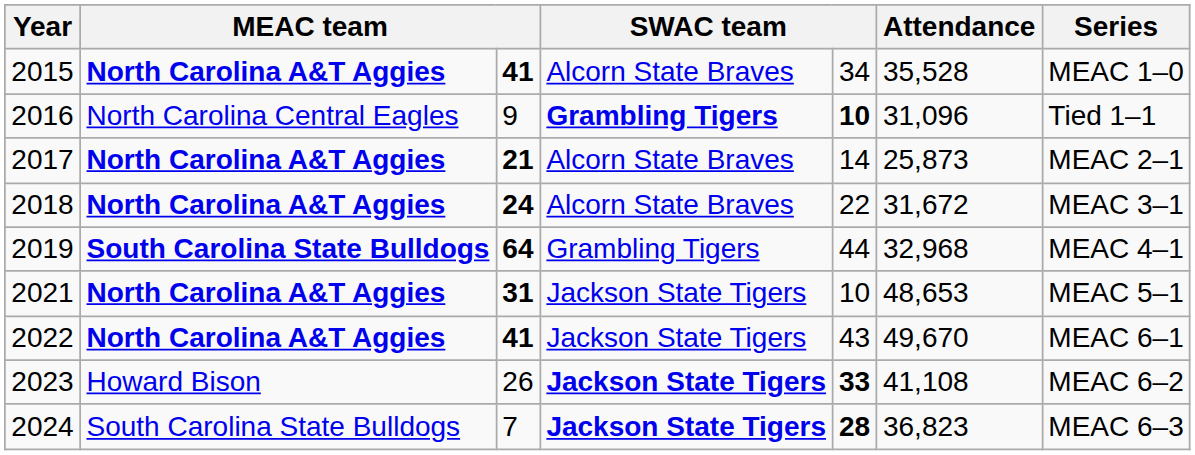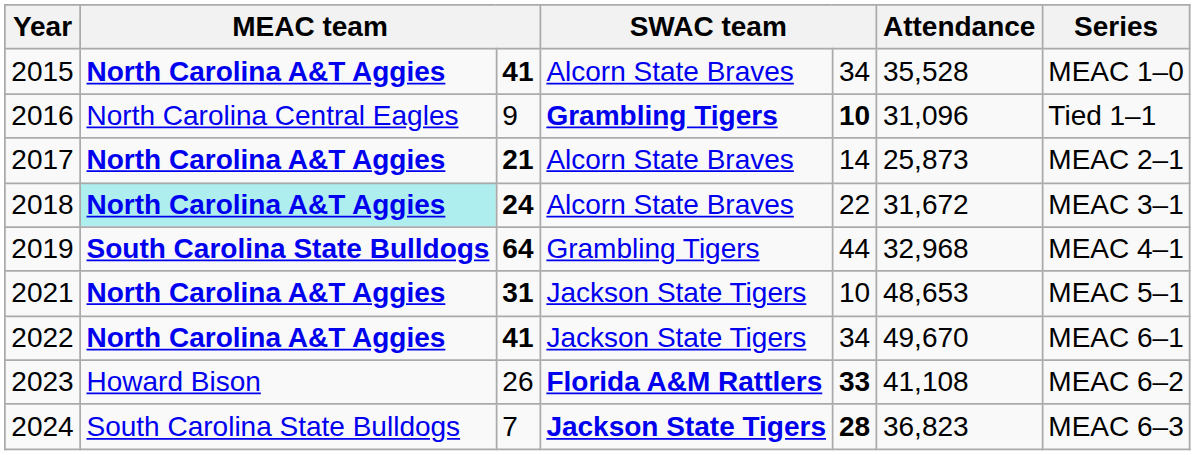(266, 204) no background -> (266, 204) paleturquoise background
(854, 337) 43 -> (854, 337) 34
(686, 381) Jackson State Tigers -> (684, 381) Florida A&M Rattlers
